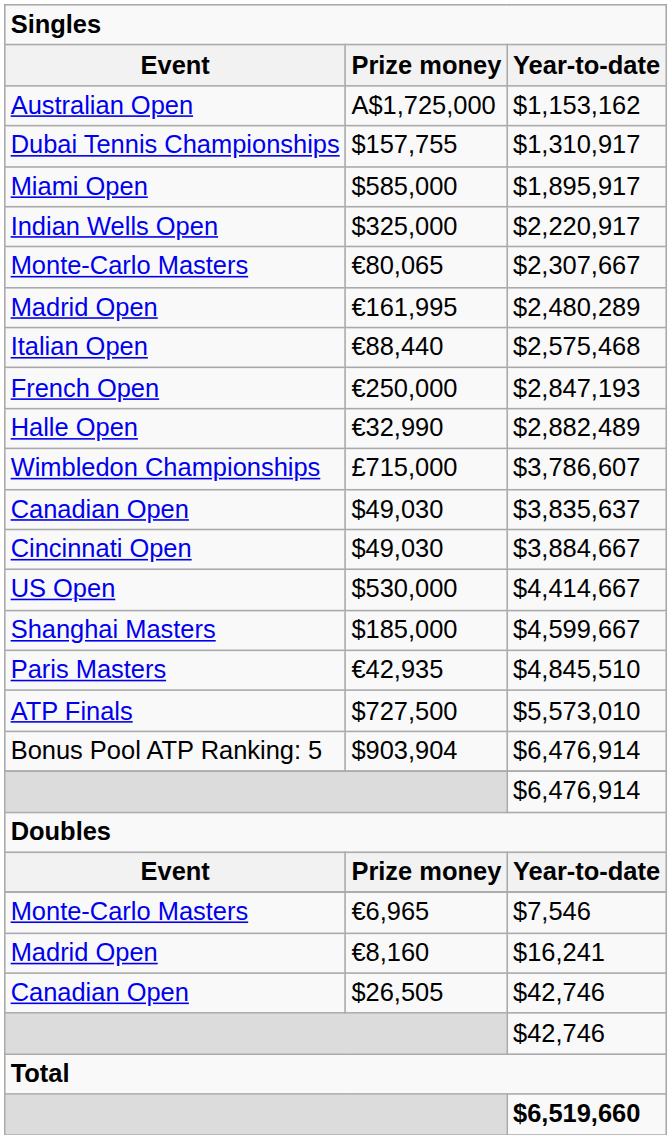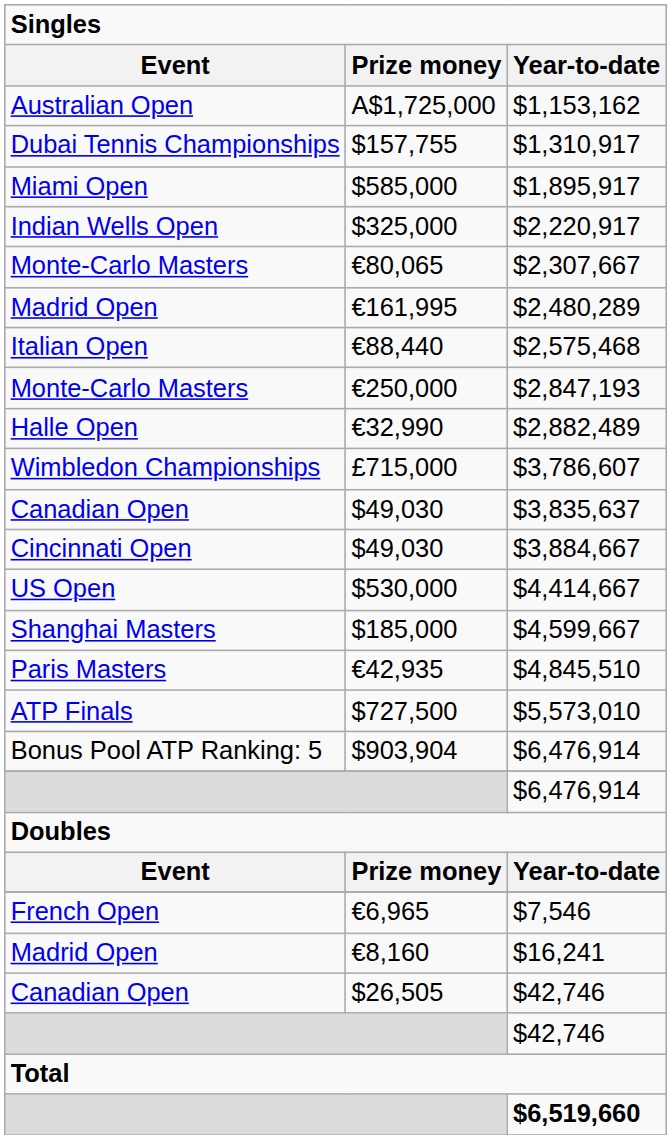(85, 387) French Open -> (129, 387) Monte-Carlo Masters
(129, 912) Monte-Carlo Masters -> (85, 912) French Open
